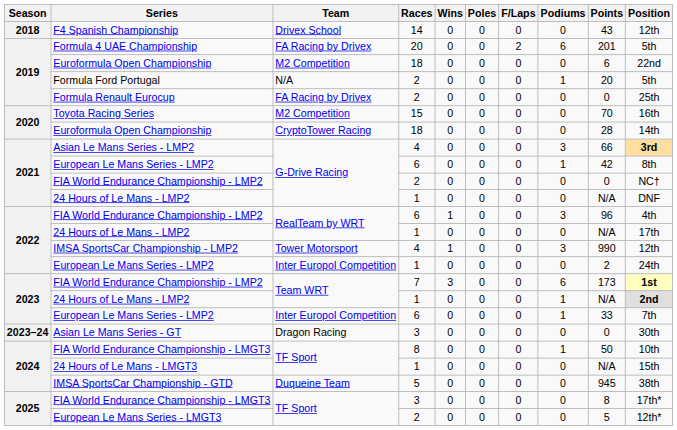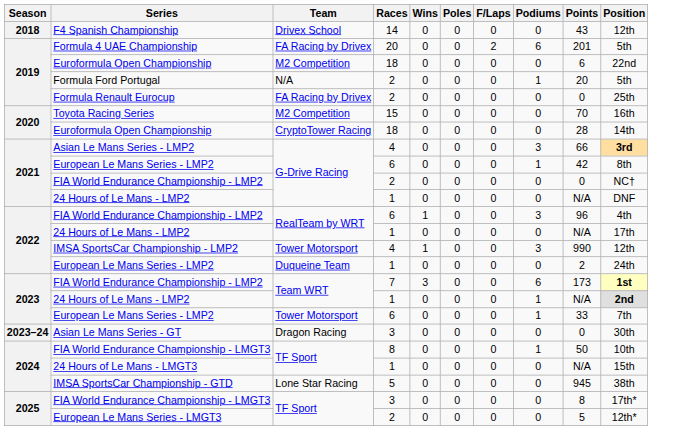(336, 266) Inter Europol Competition -> (313, 266) Duqueine Team
(336, 316) Inter Europol Competition -> (316, 316) Tower Motorsport
(313, 384) Duqueine Team -> (316, 384) Lone Star Racing
